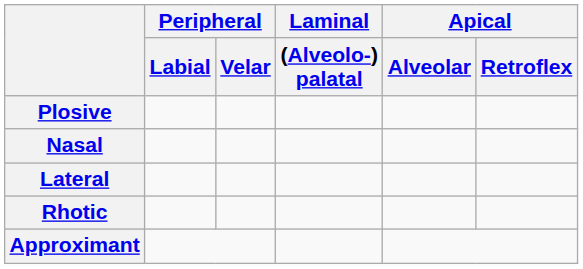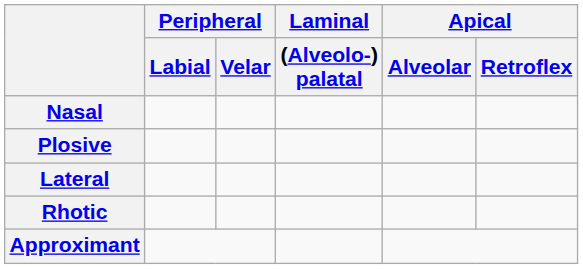rows swapped: (75, 111) <-> (75, 145)
